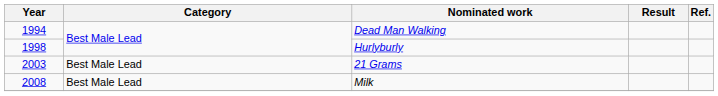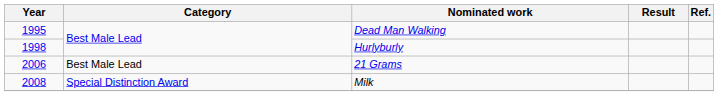(34, 30) 1994 -> (34, 30) 1995
(34, 64) 2003 -> (34, 64) 2006
(104, 82) Best Male Lead -> (127, 82) Special Distinction Award
